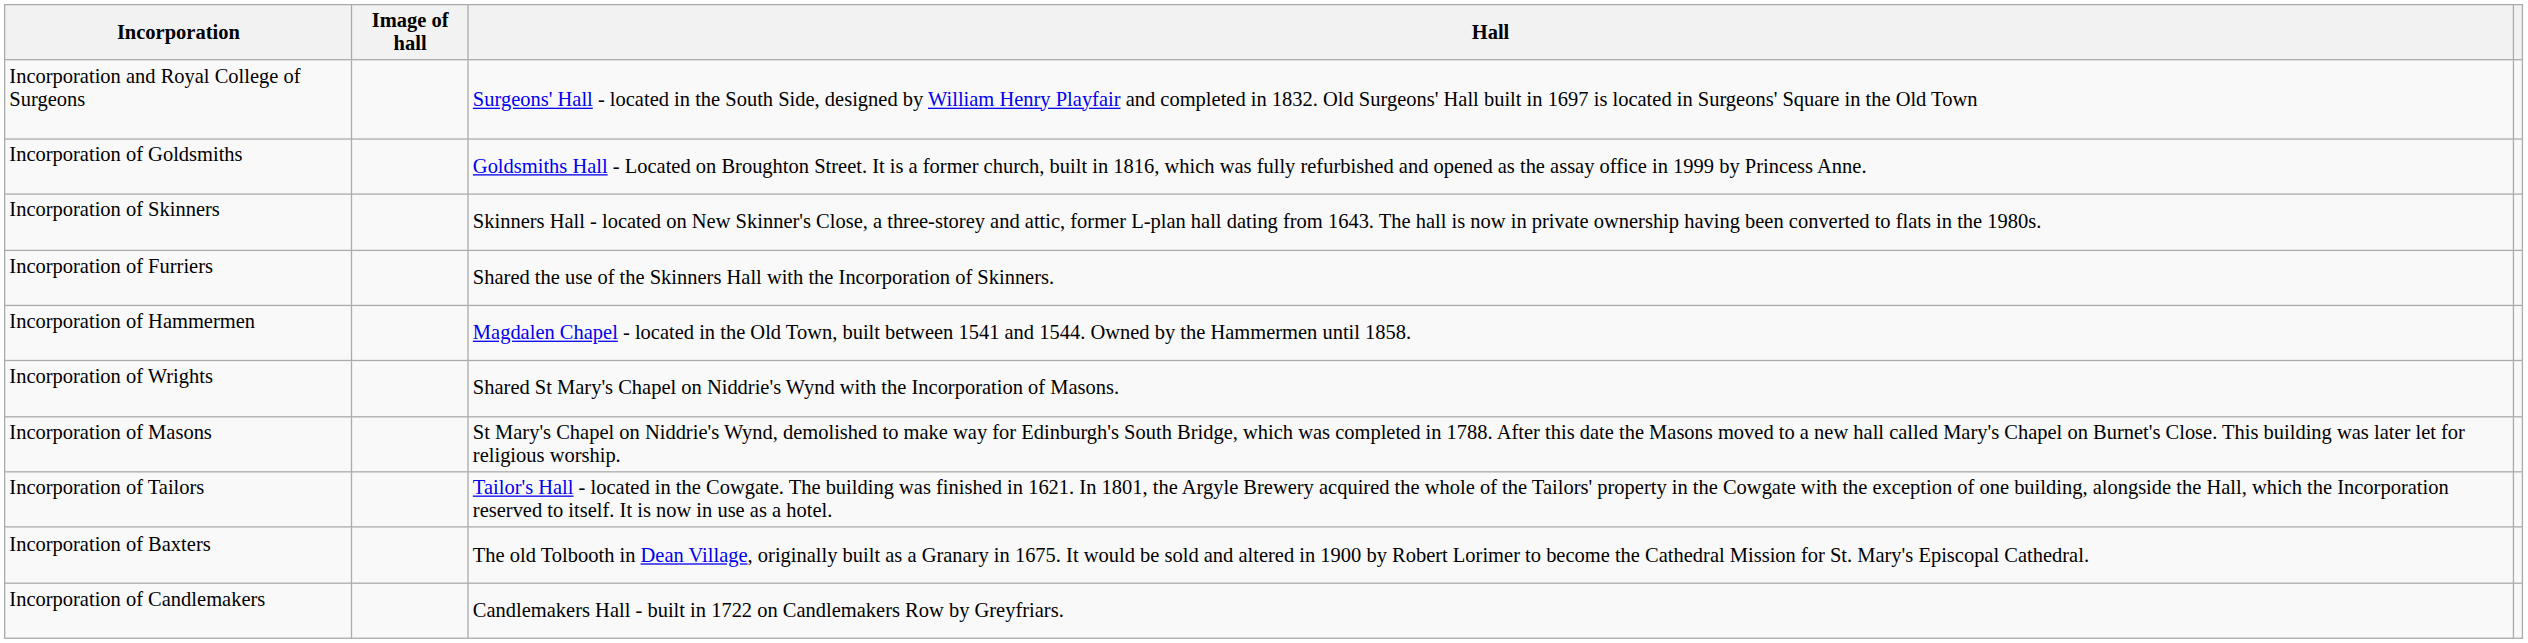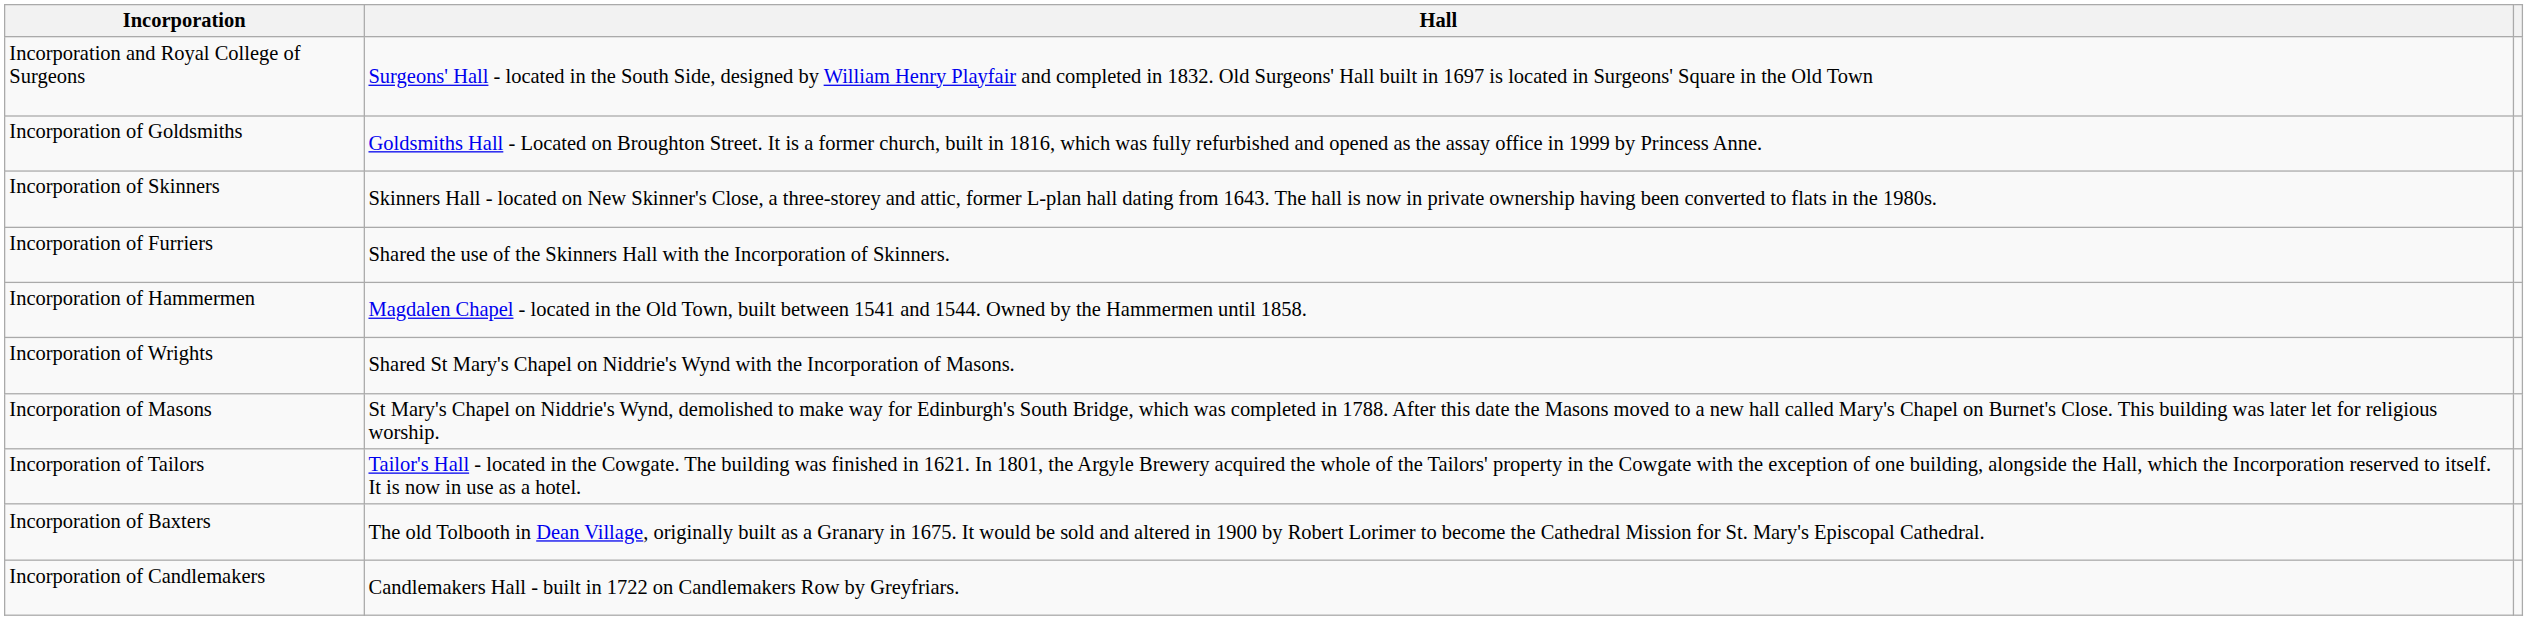- column: (410, 32)
